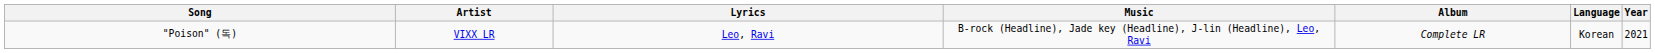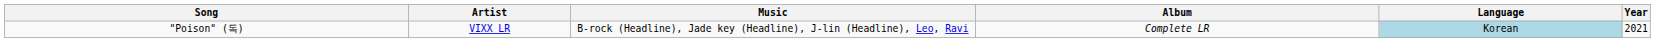- column: (748, 13)
(1596, 35) no background -> (1501, 29) lightblue background
